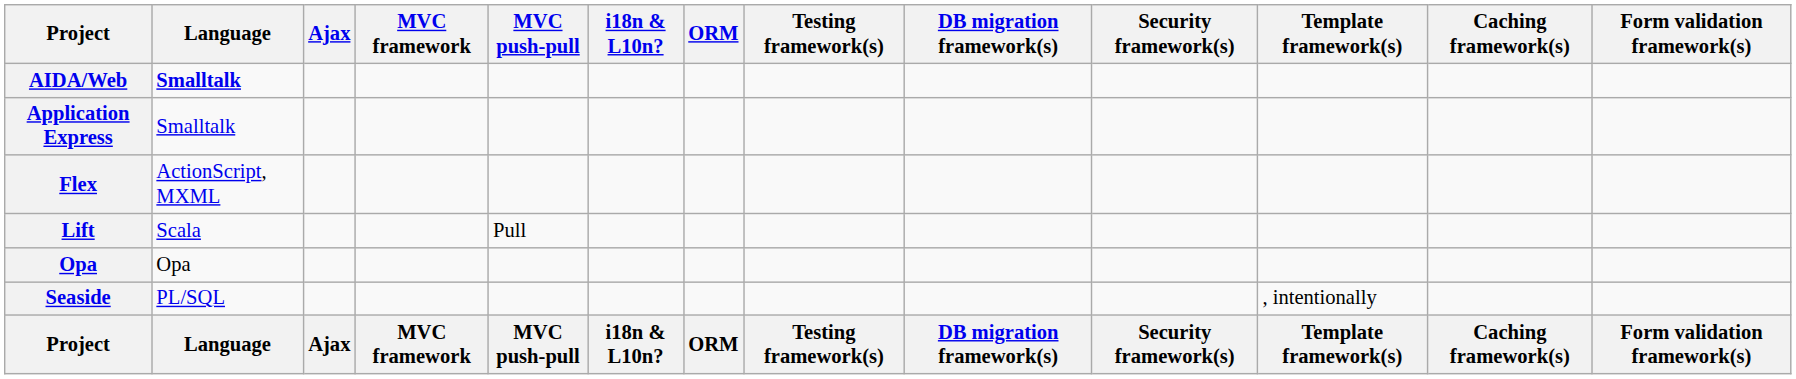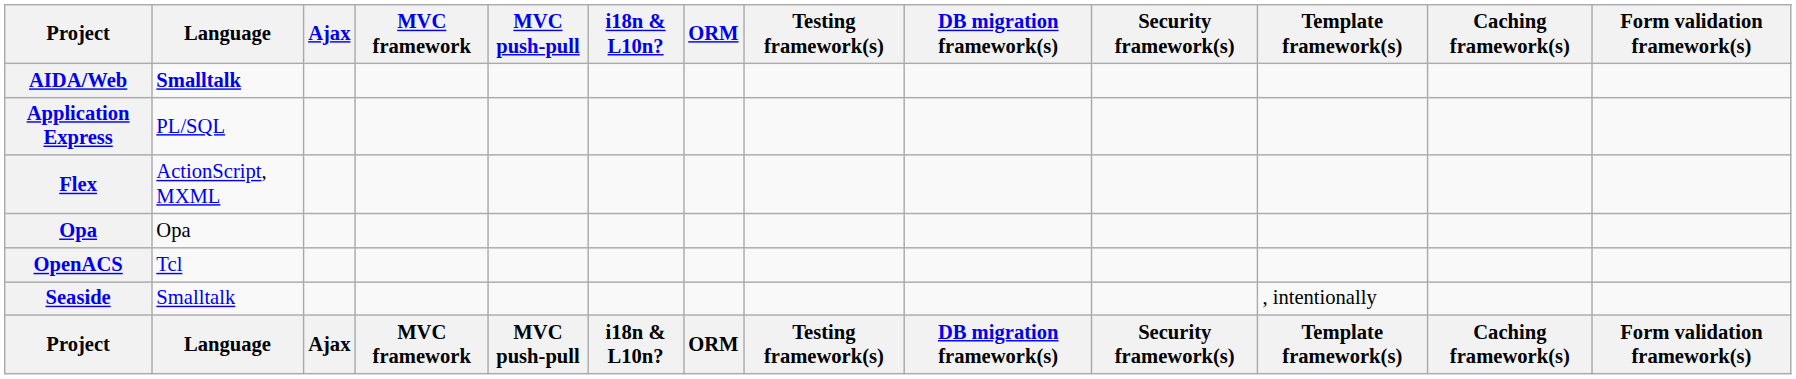(196, 126) Smalltalk -> (191, 126) PL/SQL
- row: (78, 230)
+ row: (78, 264)
(191, 298) PL/SQL -> (196, 298) Smalltalk
